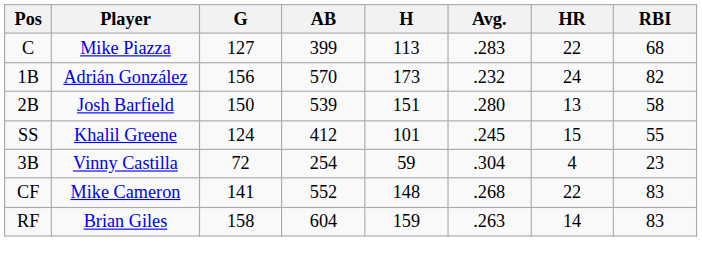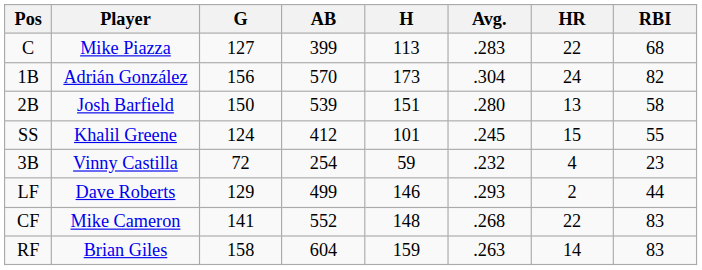(489, 76) .232 -> (489, 76) .304
(489, 163) .304 -> (489, 163) .232
+ row: (28, 192)
